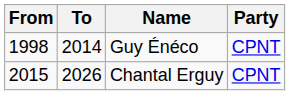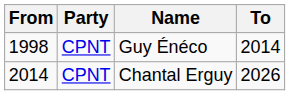columns swapped: (82, 18) <-> (256, 18)
(29, 75) 2015 -> (29, 75) 2014
